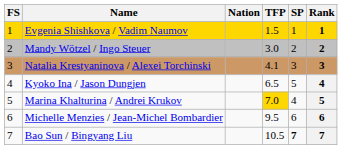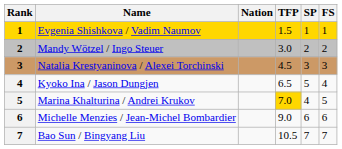columns swapped: (322, 13) <-> (13, 13)
(272, 65) 4.1 -> (285, 65) 4.5
(272, 118) 9.5 -> (285, 118) 9.0
(294, 135) bold -> (307, 135) normal
